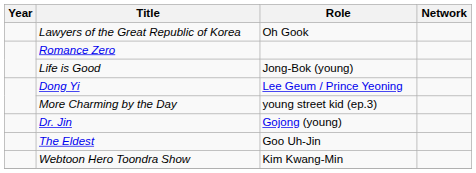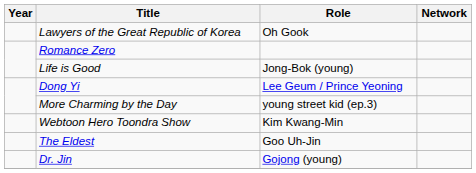rows swapped: (55, 123) <-> (115, 159)
